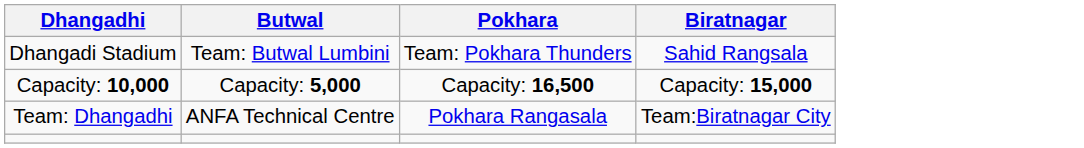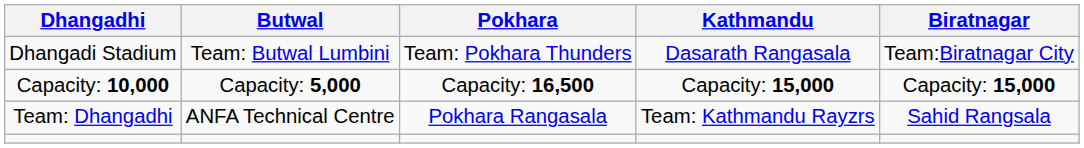+ column: (758, 20)
(736, 52) Sahid Rangsala -> (979, 52) Team:Biratnagar City
(736, 117) Team:Biratnagar City -> (979, 117) Sahid Rangsala
